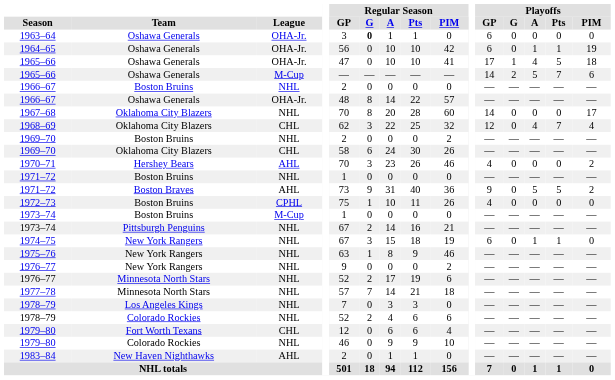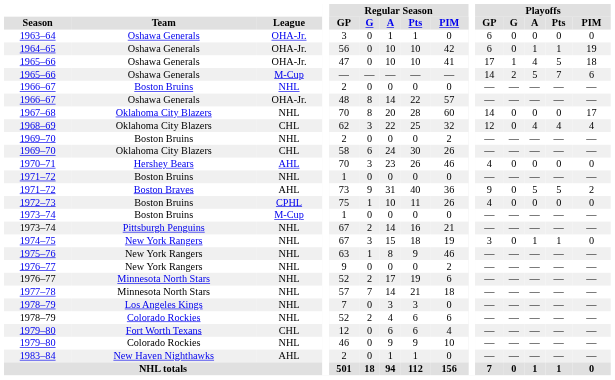(369, 36) bold -> (369, 36) normal
(559, 125) 7 -> (559, 125) 4
(591, 164) 2 -> (591, 164) 0
(489, 240) 6 -> (489, 240) 3
